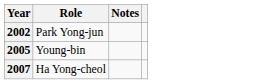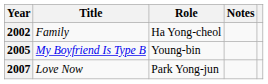+ column: (91, 13)
(70, 32) Park Yong-jun -> (186, 32) Ha Yong-cheol
(71, 69) Ha Yong-cheol -> (185, 69) Park Yong-jun
